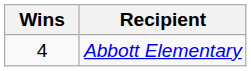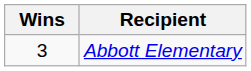(42, 50) 4 -> (42, 50) 3
